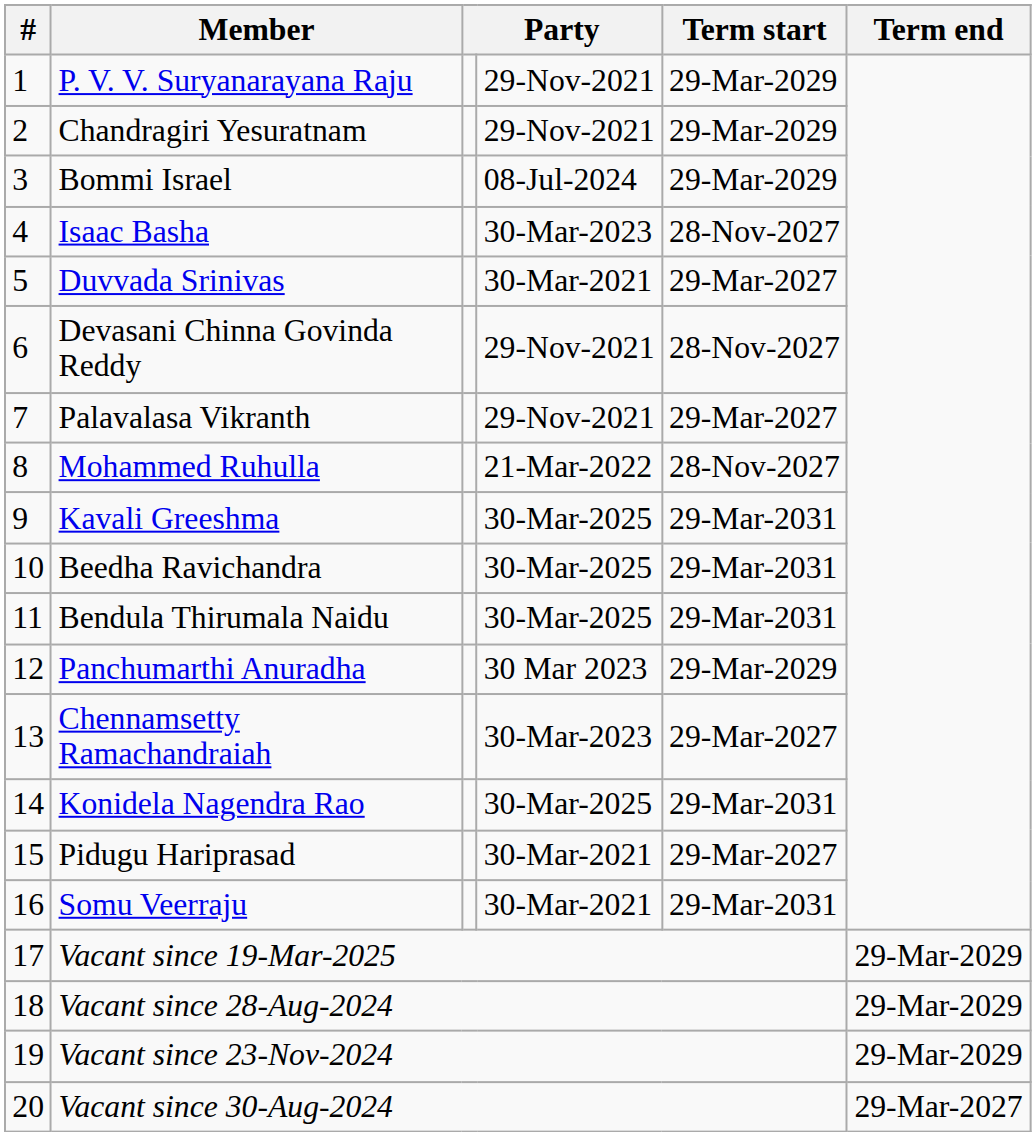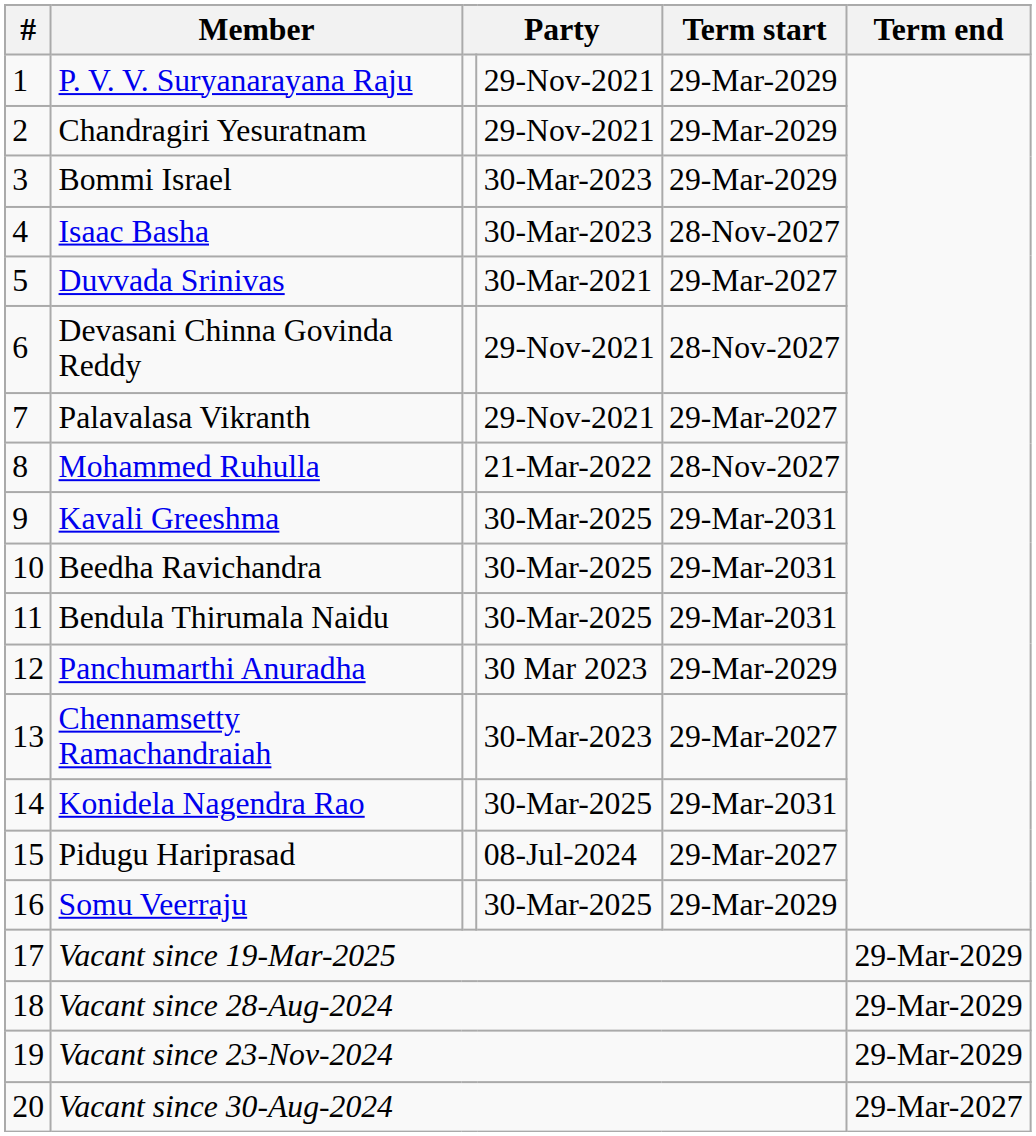(560, 180) 08-Jul-2024 -> (568, 180) 30-Mar-2023
(568, 854) 30-Mar-2021 -> (560, 854) 08-Jul-2024
(568, 904) 30-Mar-2021 -> (568, 904) 30-Mar-2025
(753, 904) 29-Mar-2031 -> (753, 904) 29-Mar-2029
